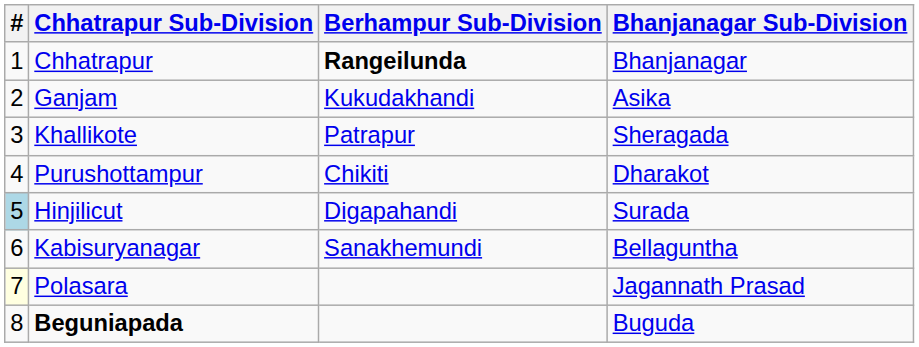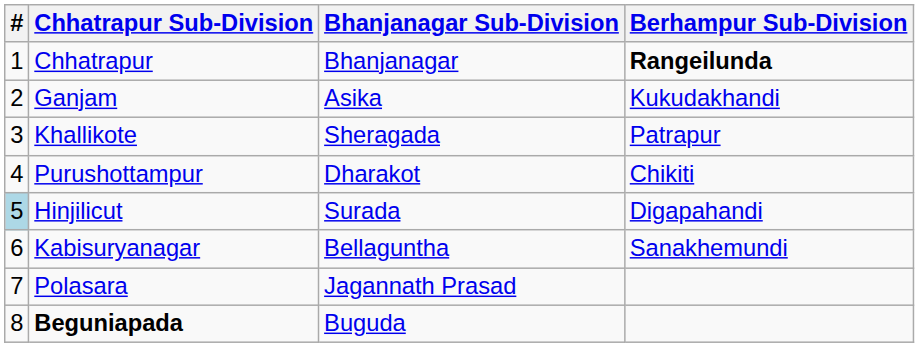columns swapped: (463, 23) <-> (760, 23)
(17, 286) lightyellow background -> (17, 286) no background
